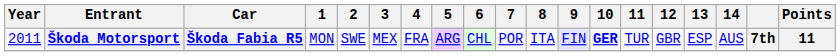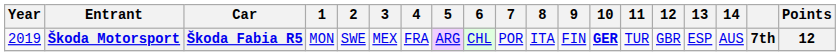(24, 39) 2011 -> (24, 39) 2019
(574, 39) lavender background -> (574, 39) no background
(807, 39) 11 -> (807, 39) 12
